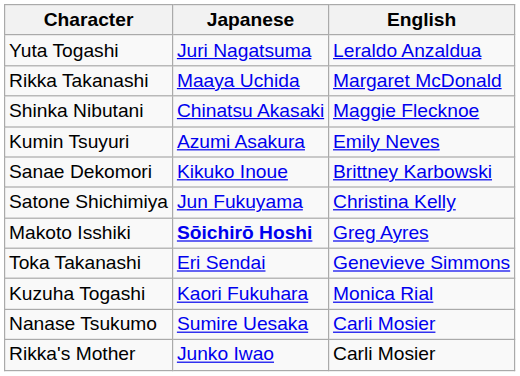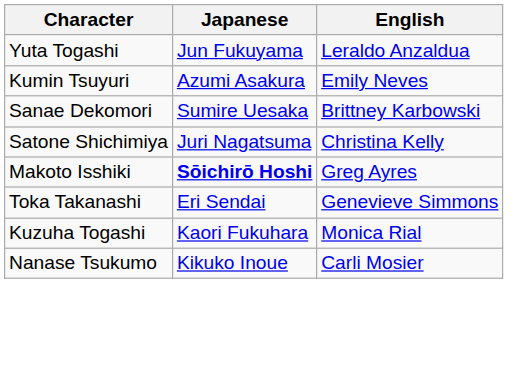(244, 50) Juri Nagatsuma -> (240, 50) Jun Fukuyama
- row: (79, 80)
- row: (76, 111)
(232, 171) Kikuko Inoue -> (243, 111) Sumire Uesaka
(240, 202) Jun Fukuyama -> (244, 141) Juri Nagatsuma
(243, 324) Sumire Uesaka -> (232, 263) Kikuko Inoue
- row: (72, 354)
